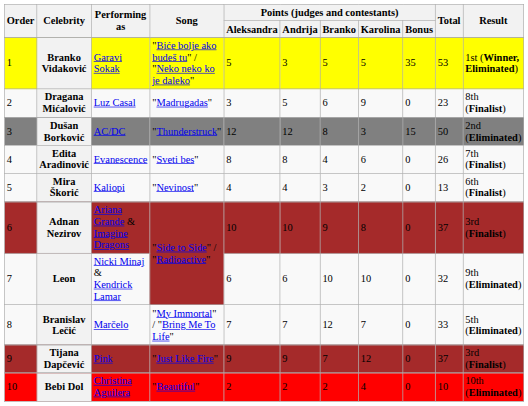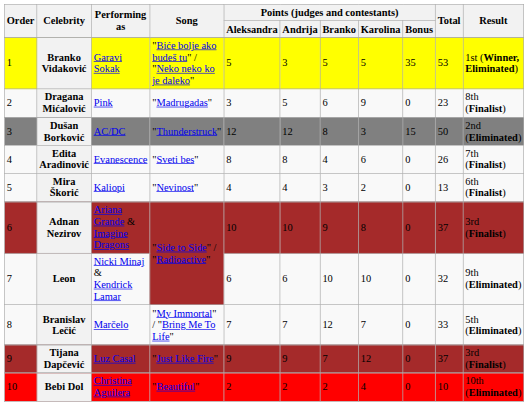(115, 103) Luz Casal -> (103, 103) Pink
(103, 359) Pink -> (115, 359) Luz Casal
